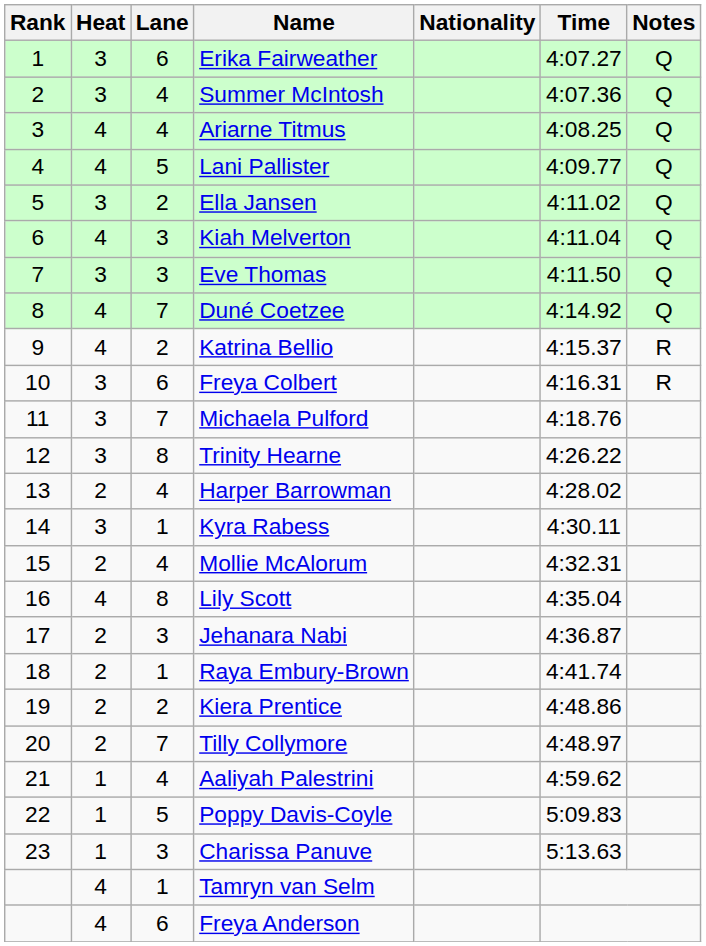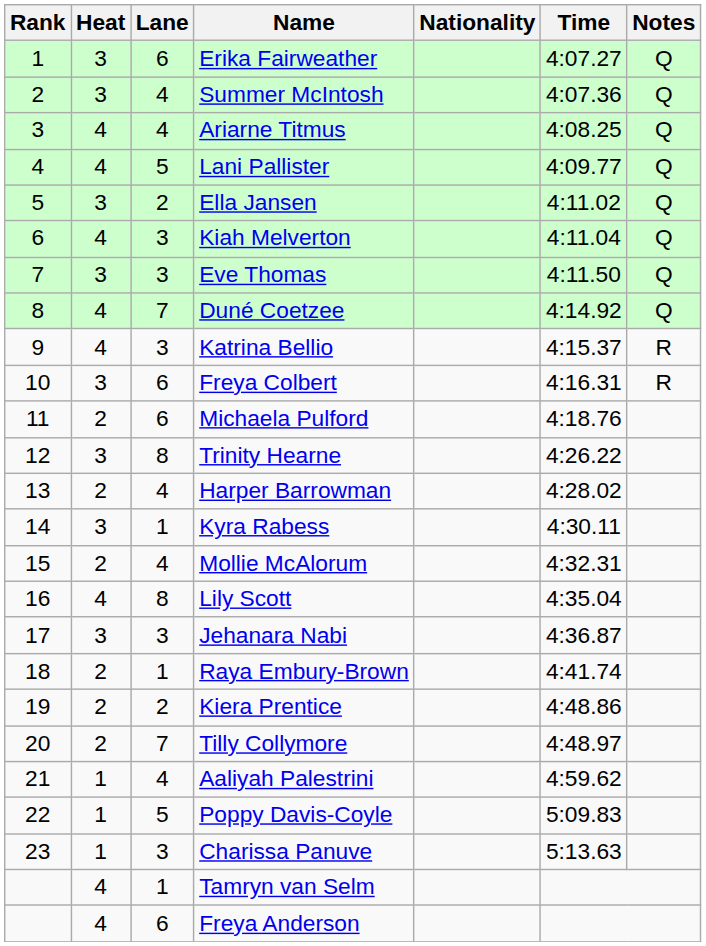(162, 346) 2 -> (162, 346) 3
(101, 418) 3 -> (101, 418) 2
(162, 418) 7 -> (162, 418) 6
(101, 635) 2 -> (101, 635) 3
